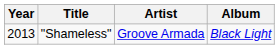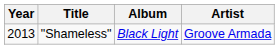columns swapped: (241, 14) <-> (161, 14)
